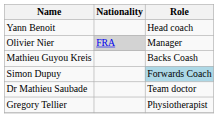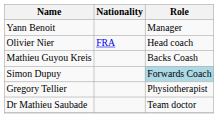(170, 27) Head coach -> (165, 27) Manager
(106, 43) lightgrey background -> (106, 43) no background
(165, 43) Manager -> (170, 43) Head coach
rows swapped: (47, 89) <-> (37, 105)
